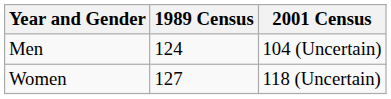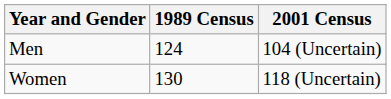(169, 78) 127 -> (169, 78) 130
